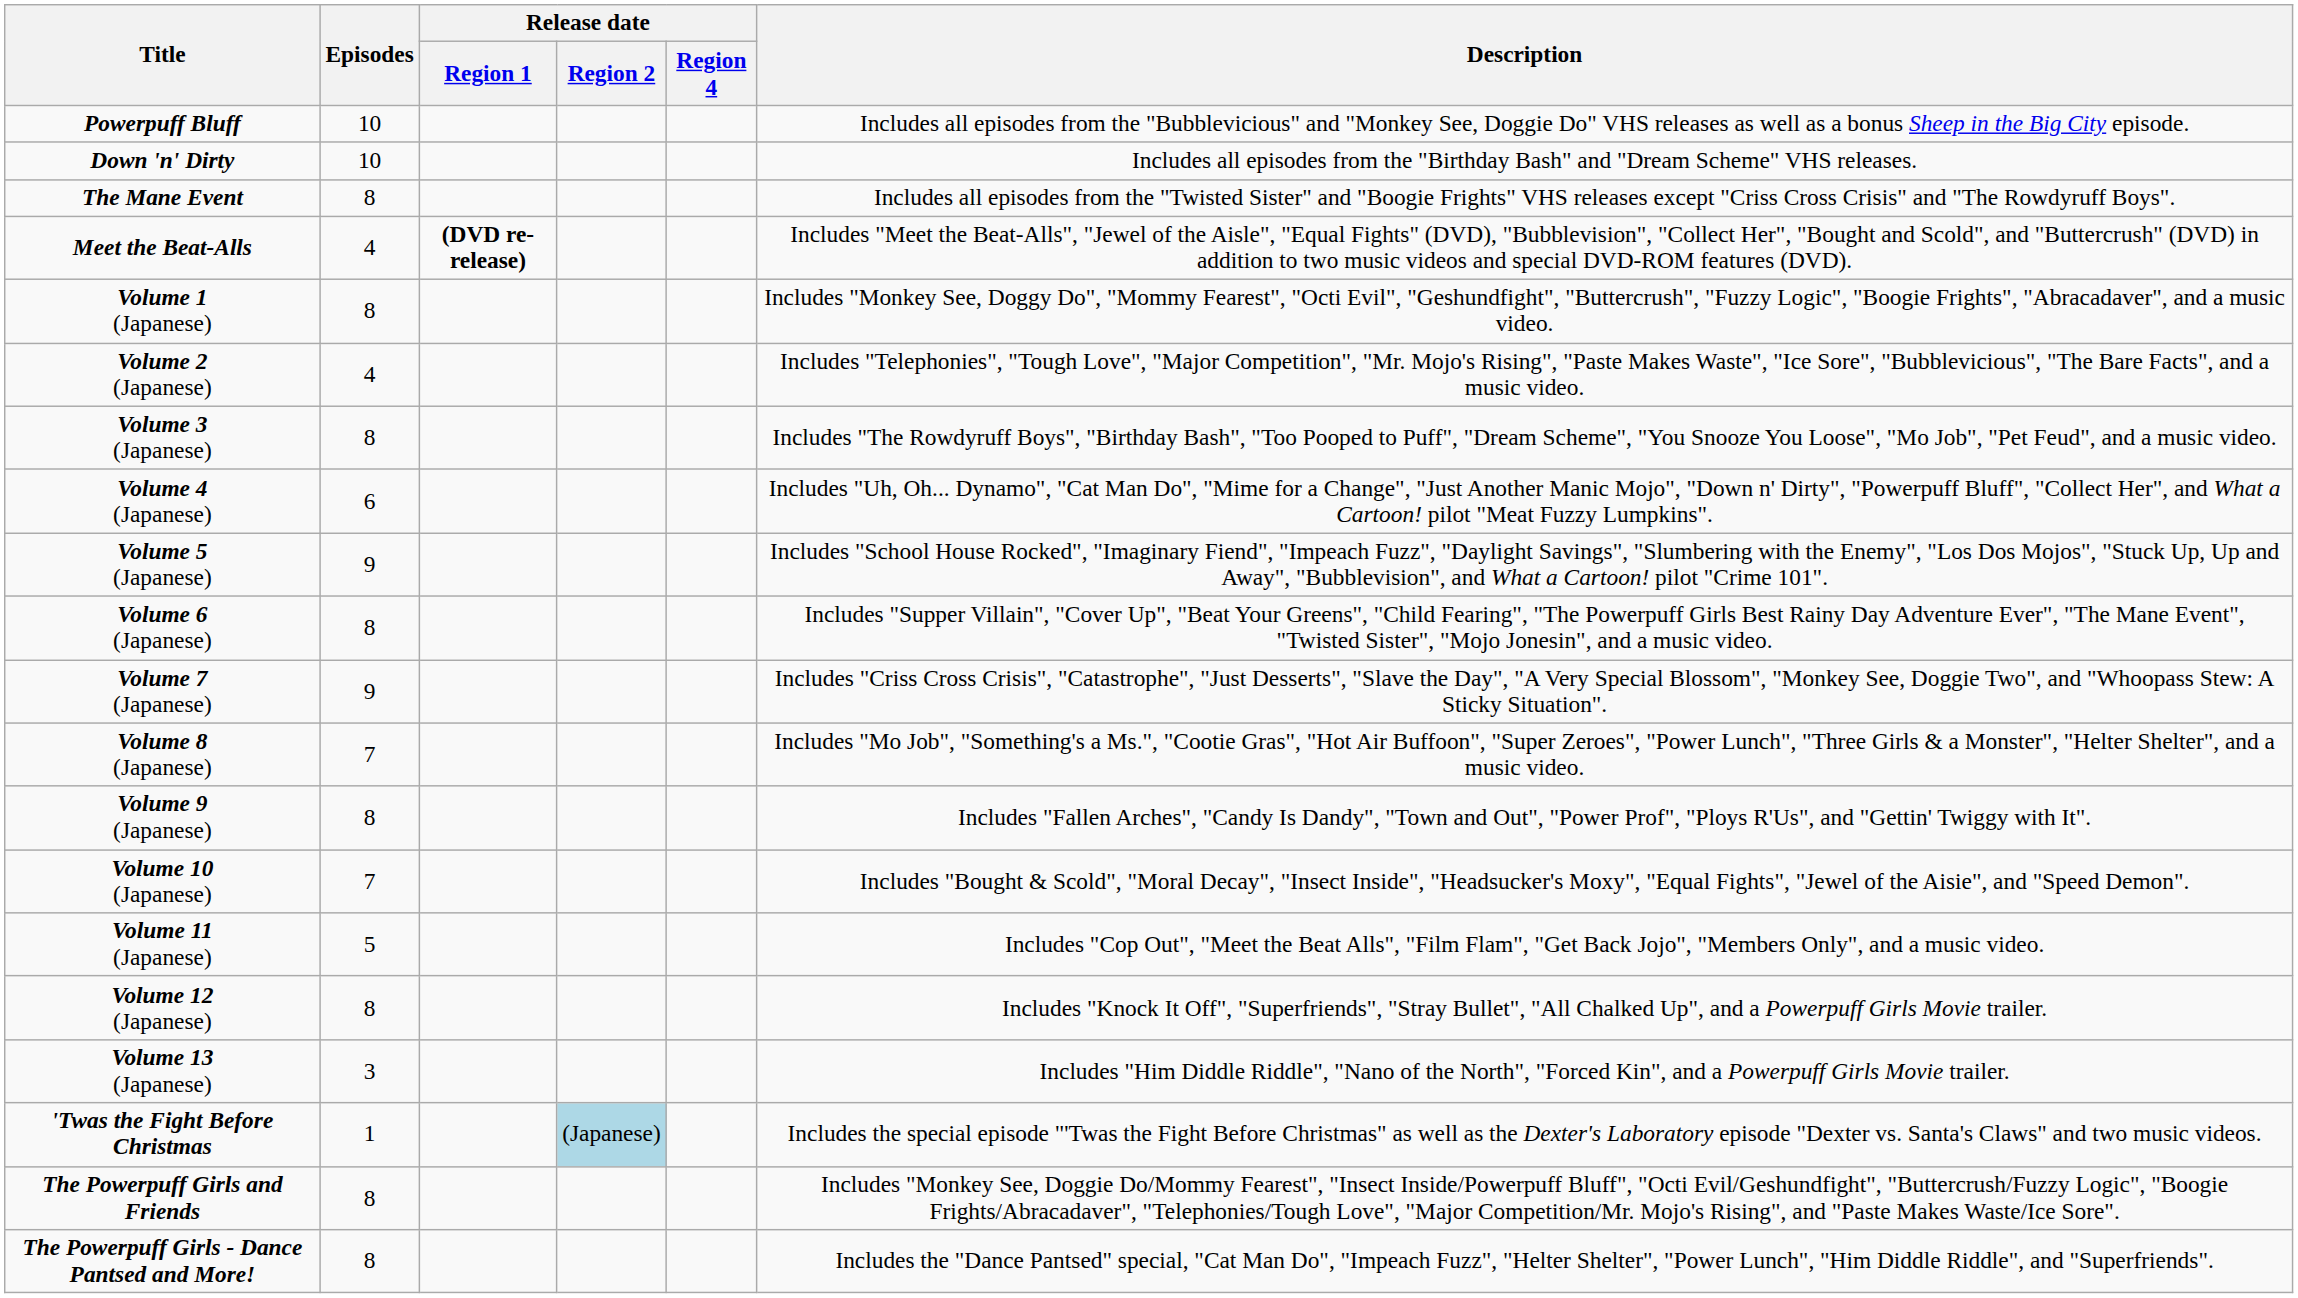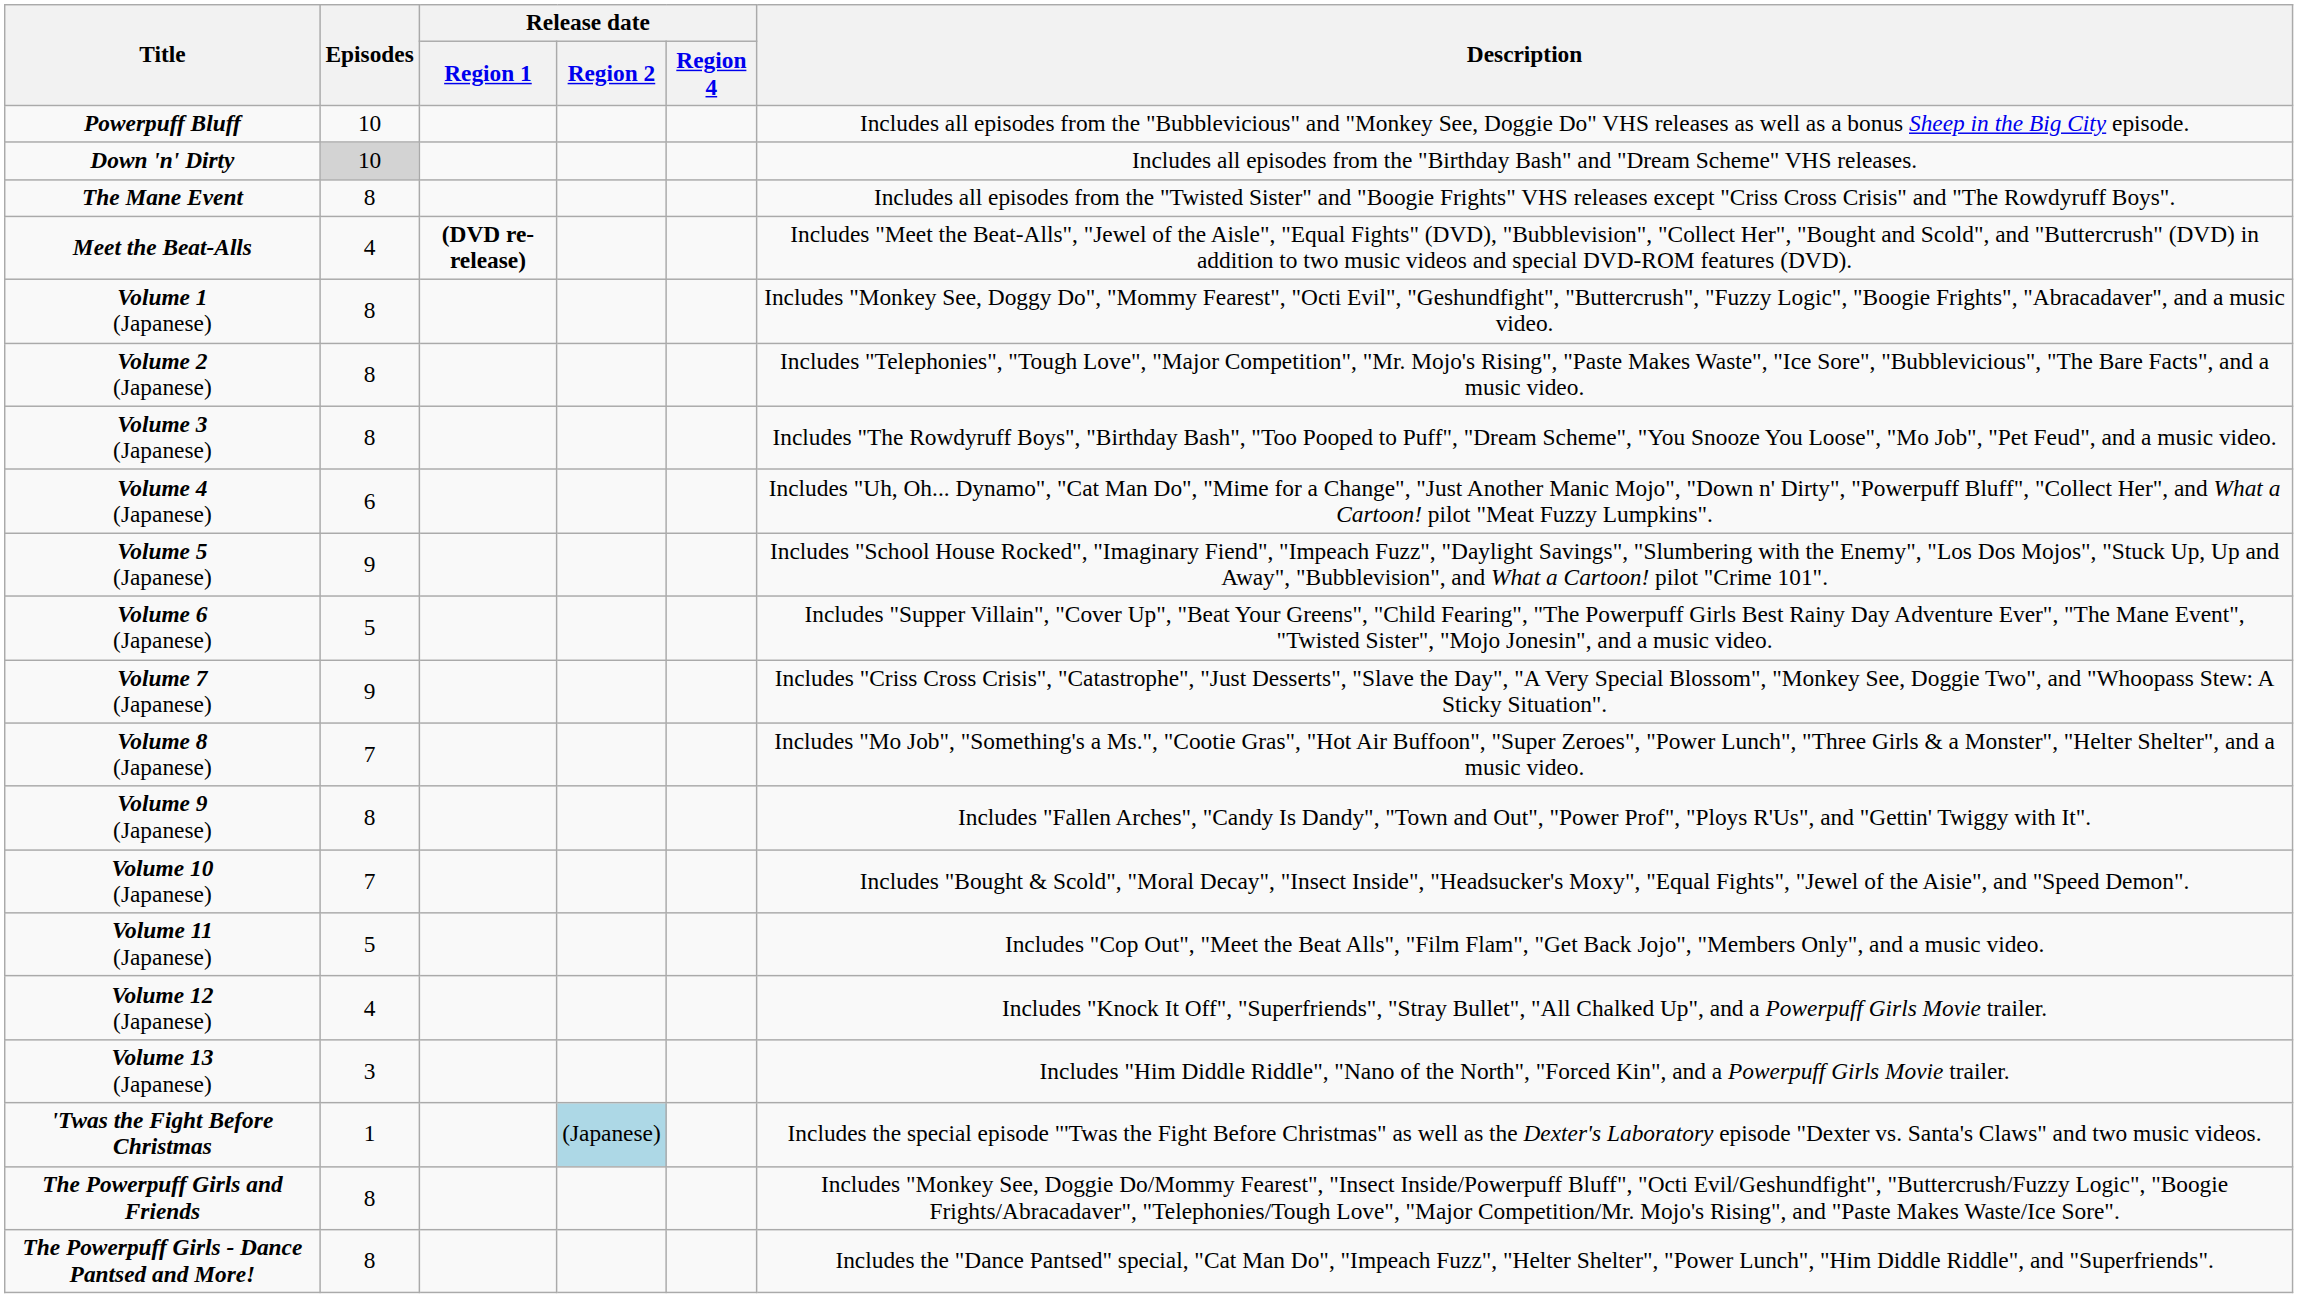(370, 160) no background -> (370, 160) lightgrey background
(370, 374) 4 -> (370, 374) 8
(370, 627) 8 -> (370, 627) 5
(370, 1007) 8 -> (370, 1007) 4
